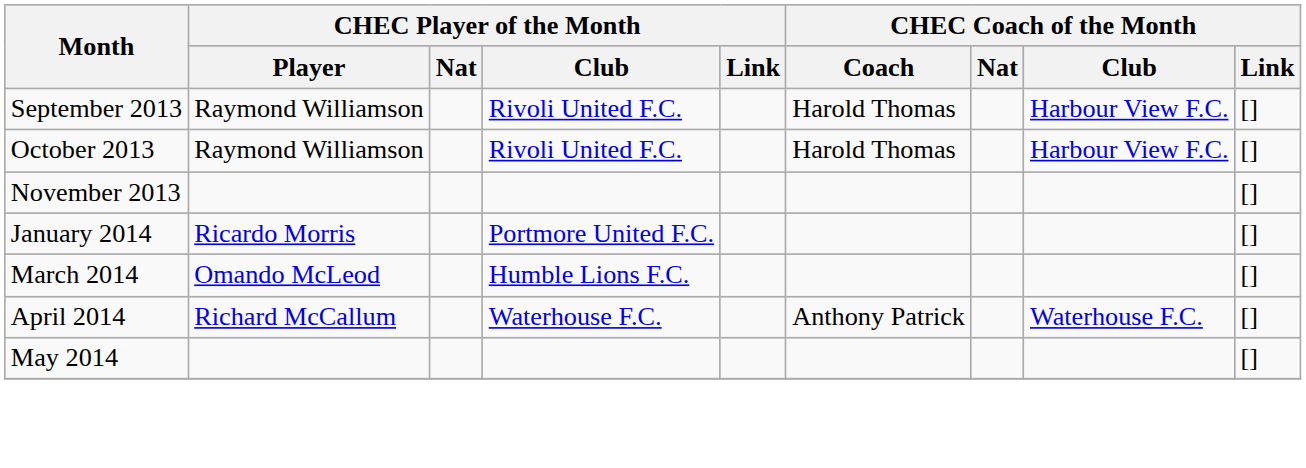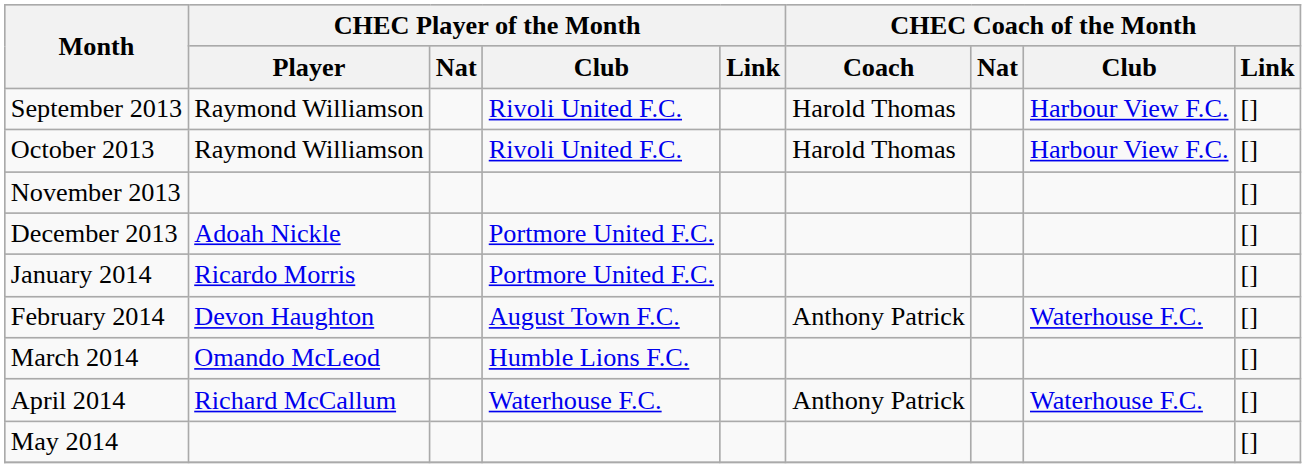+ row: (94, 233)
+ row: (88, 316)
